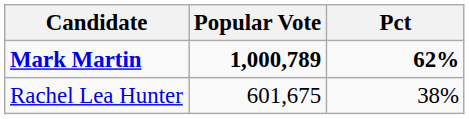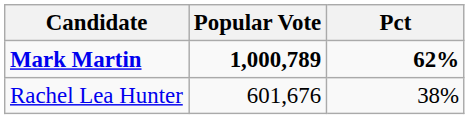(284, 95) 601,675 -> (284, 95) 601,676
